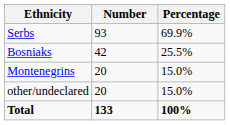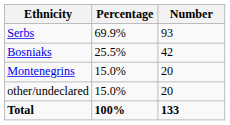columns swapped: (125, 14) <-> (191, 14)
